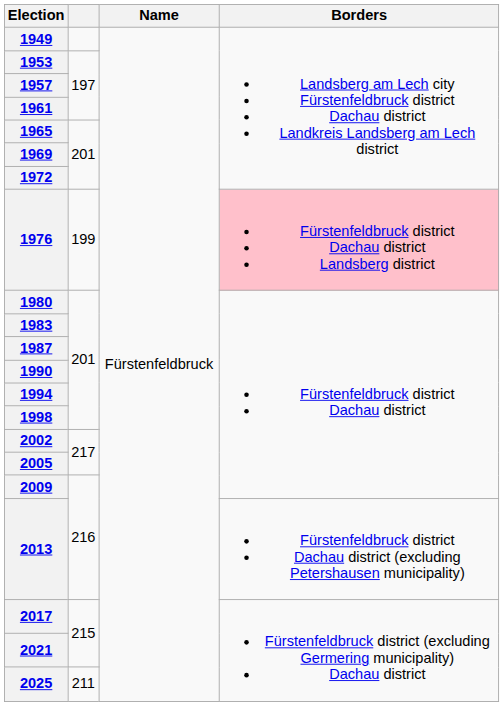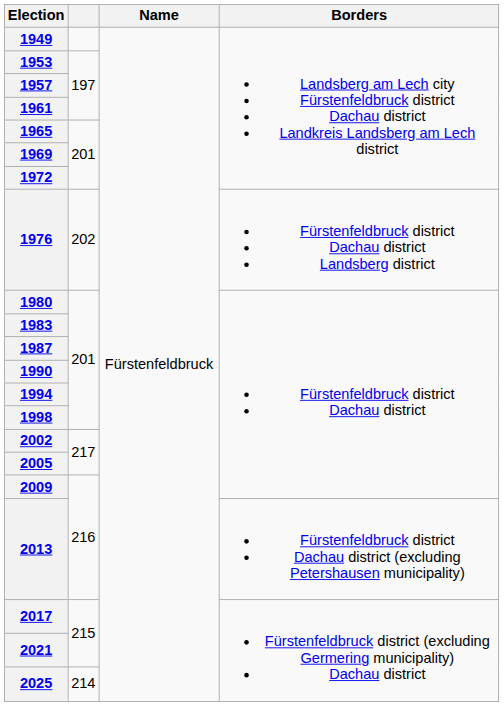(83, 239) 199 -> (83, 239) 202
(359, 248) pink background -> (359, 248) no background
(83, 684) 211 -> (83, 684) 214
